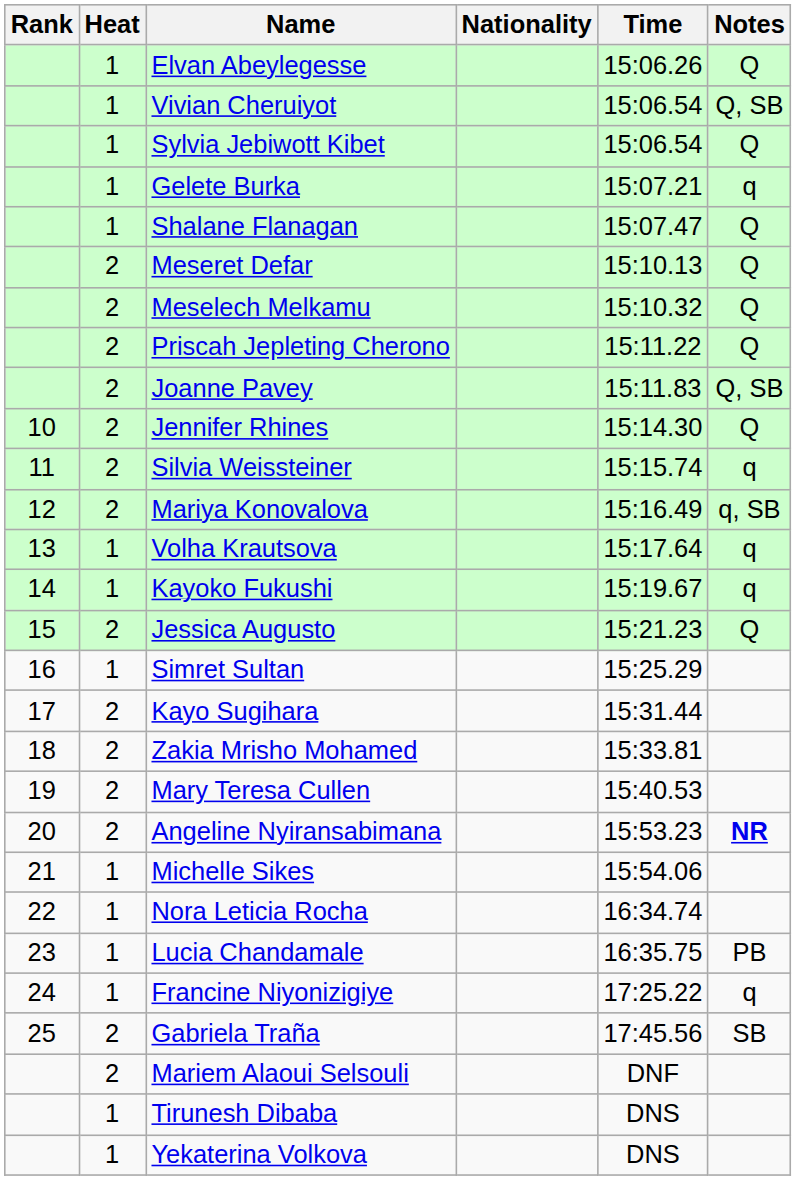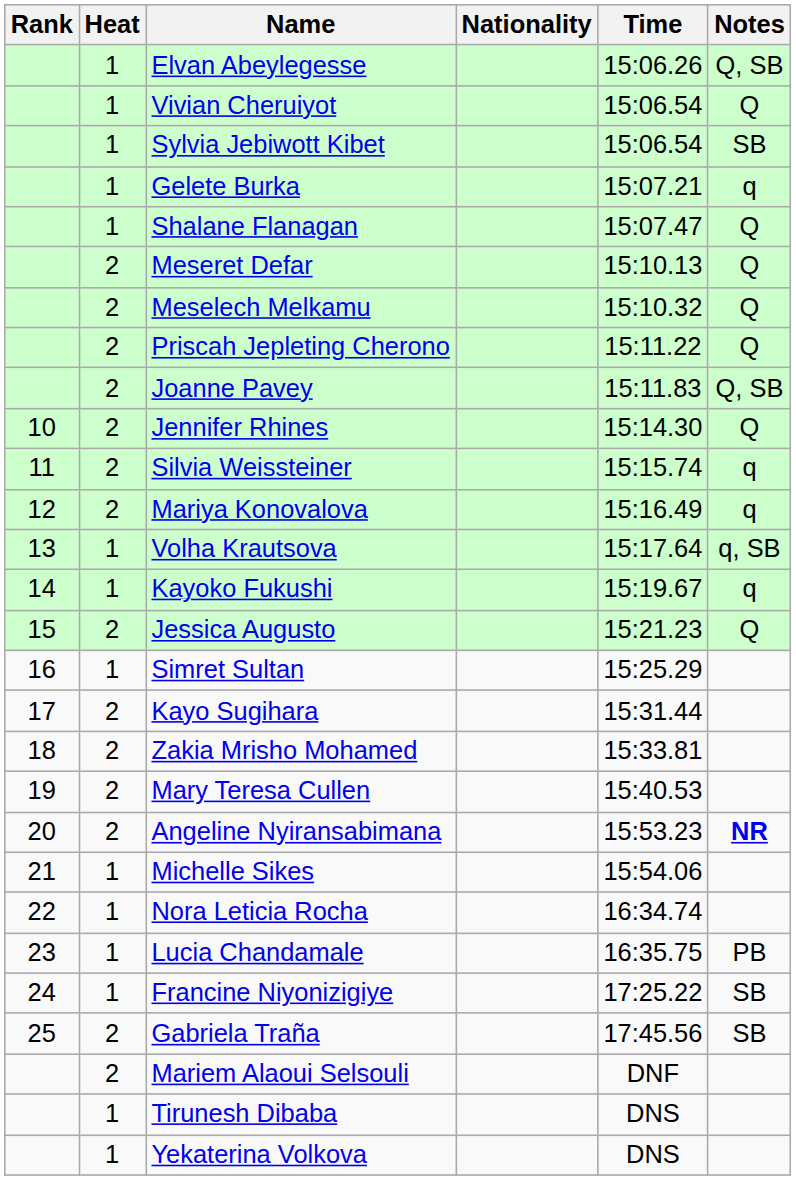(749, 65) Q -> (749, 65) Q, SB
(749, 105) Q, SB -> (749, 105) Q
(749, 145) Q -> (749, 145) SB
(749, 508) q, SB -> (749, 508) q
(749, 549) q -> (749, 549) q, SB
(749, 992) q -> (749, 992) SB
